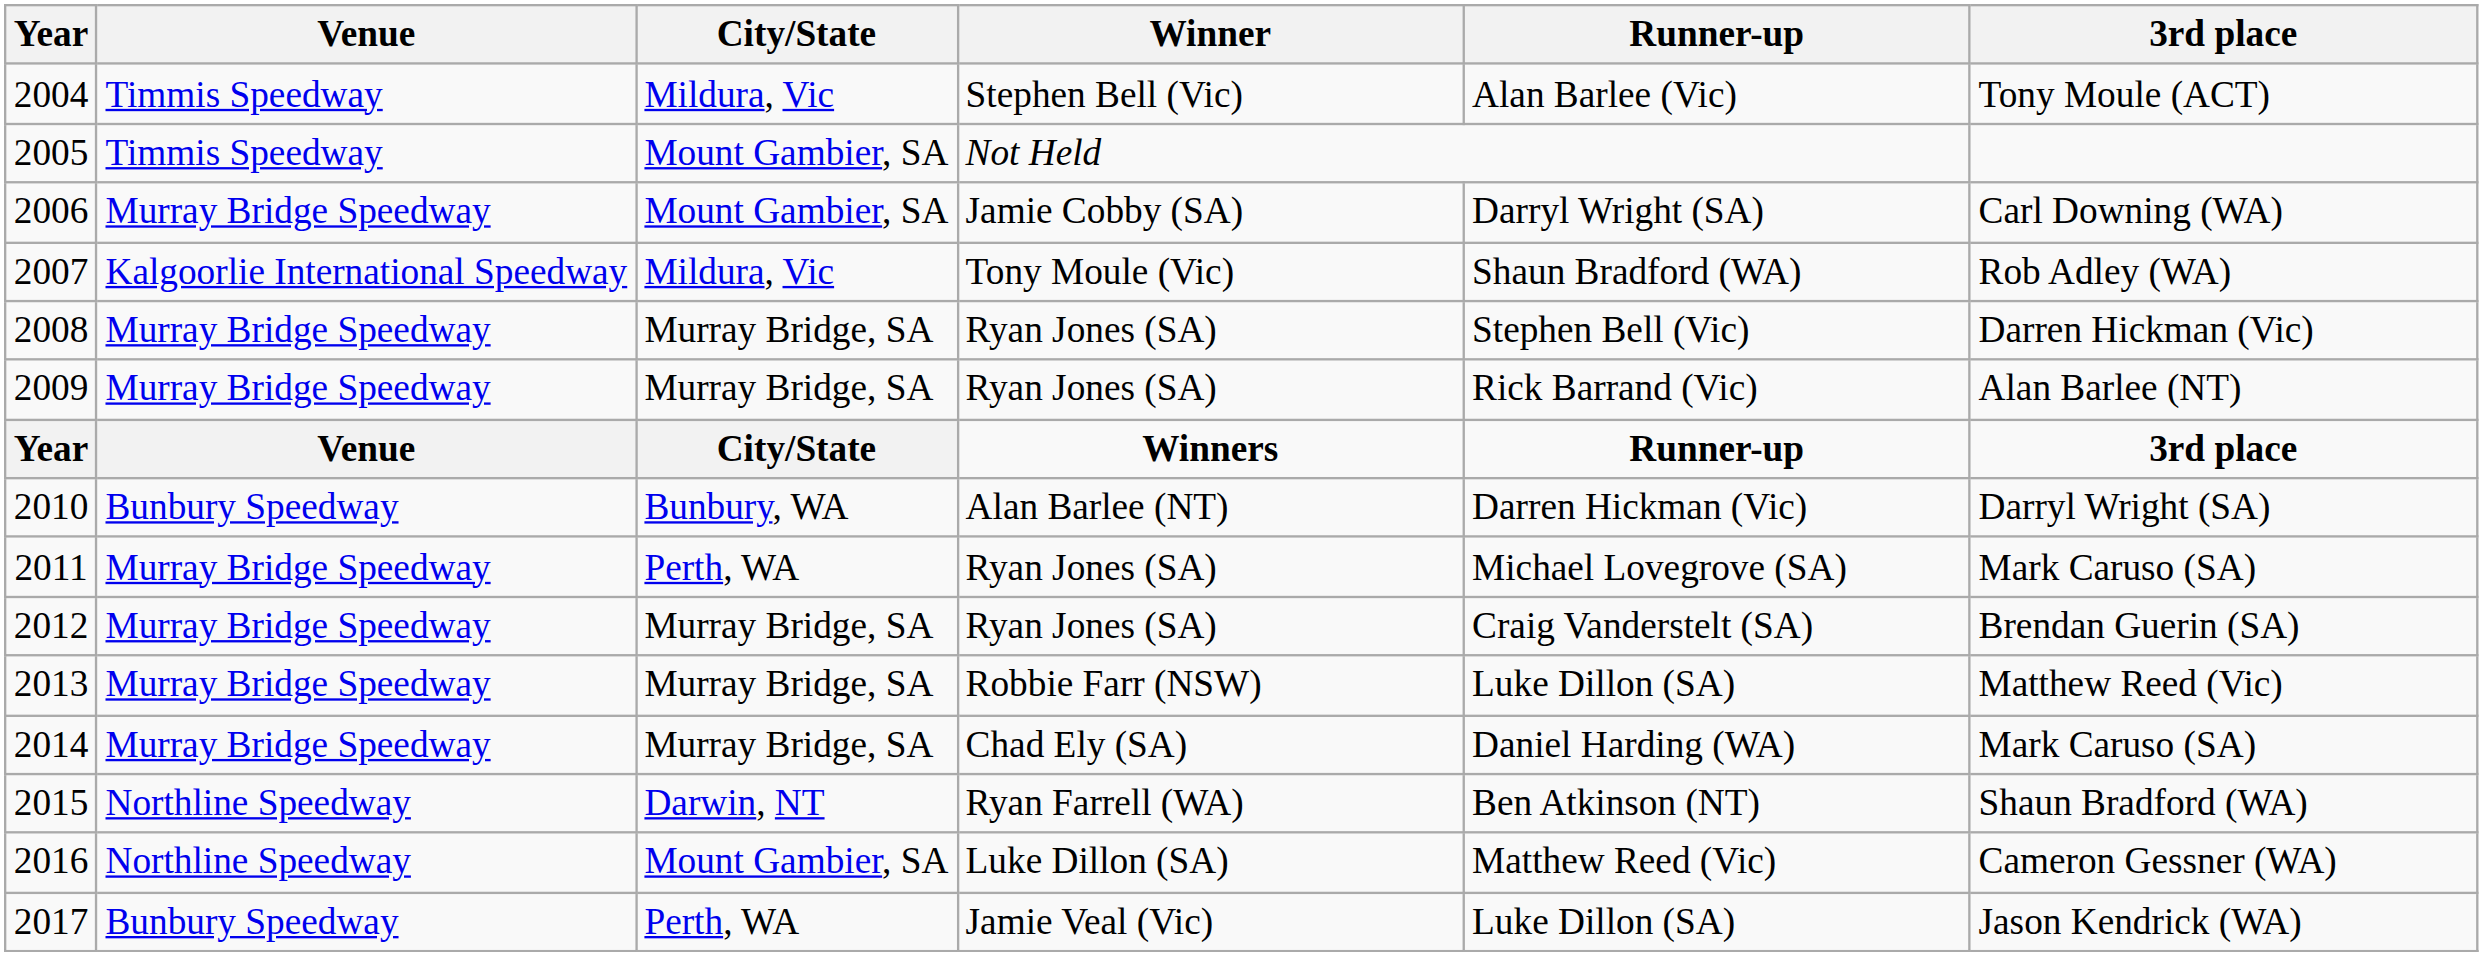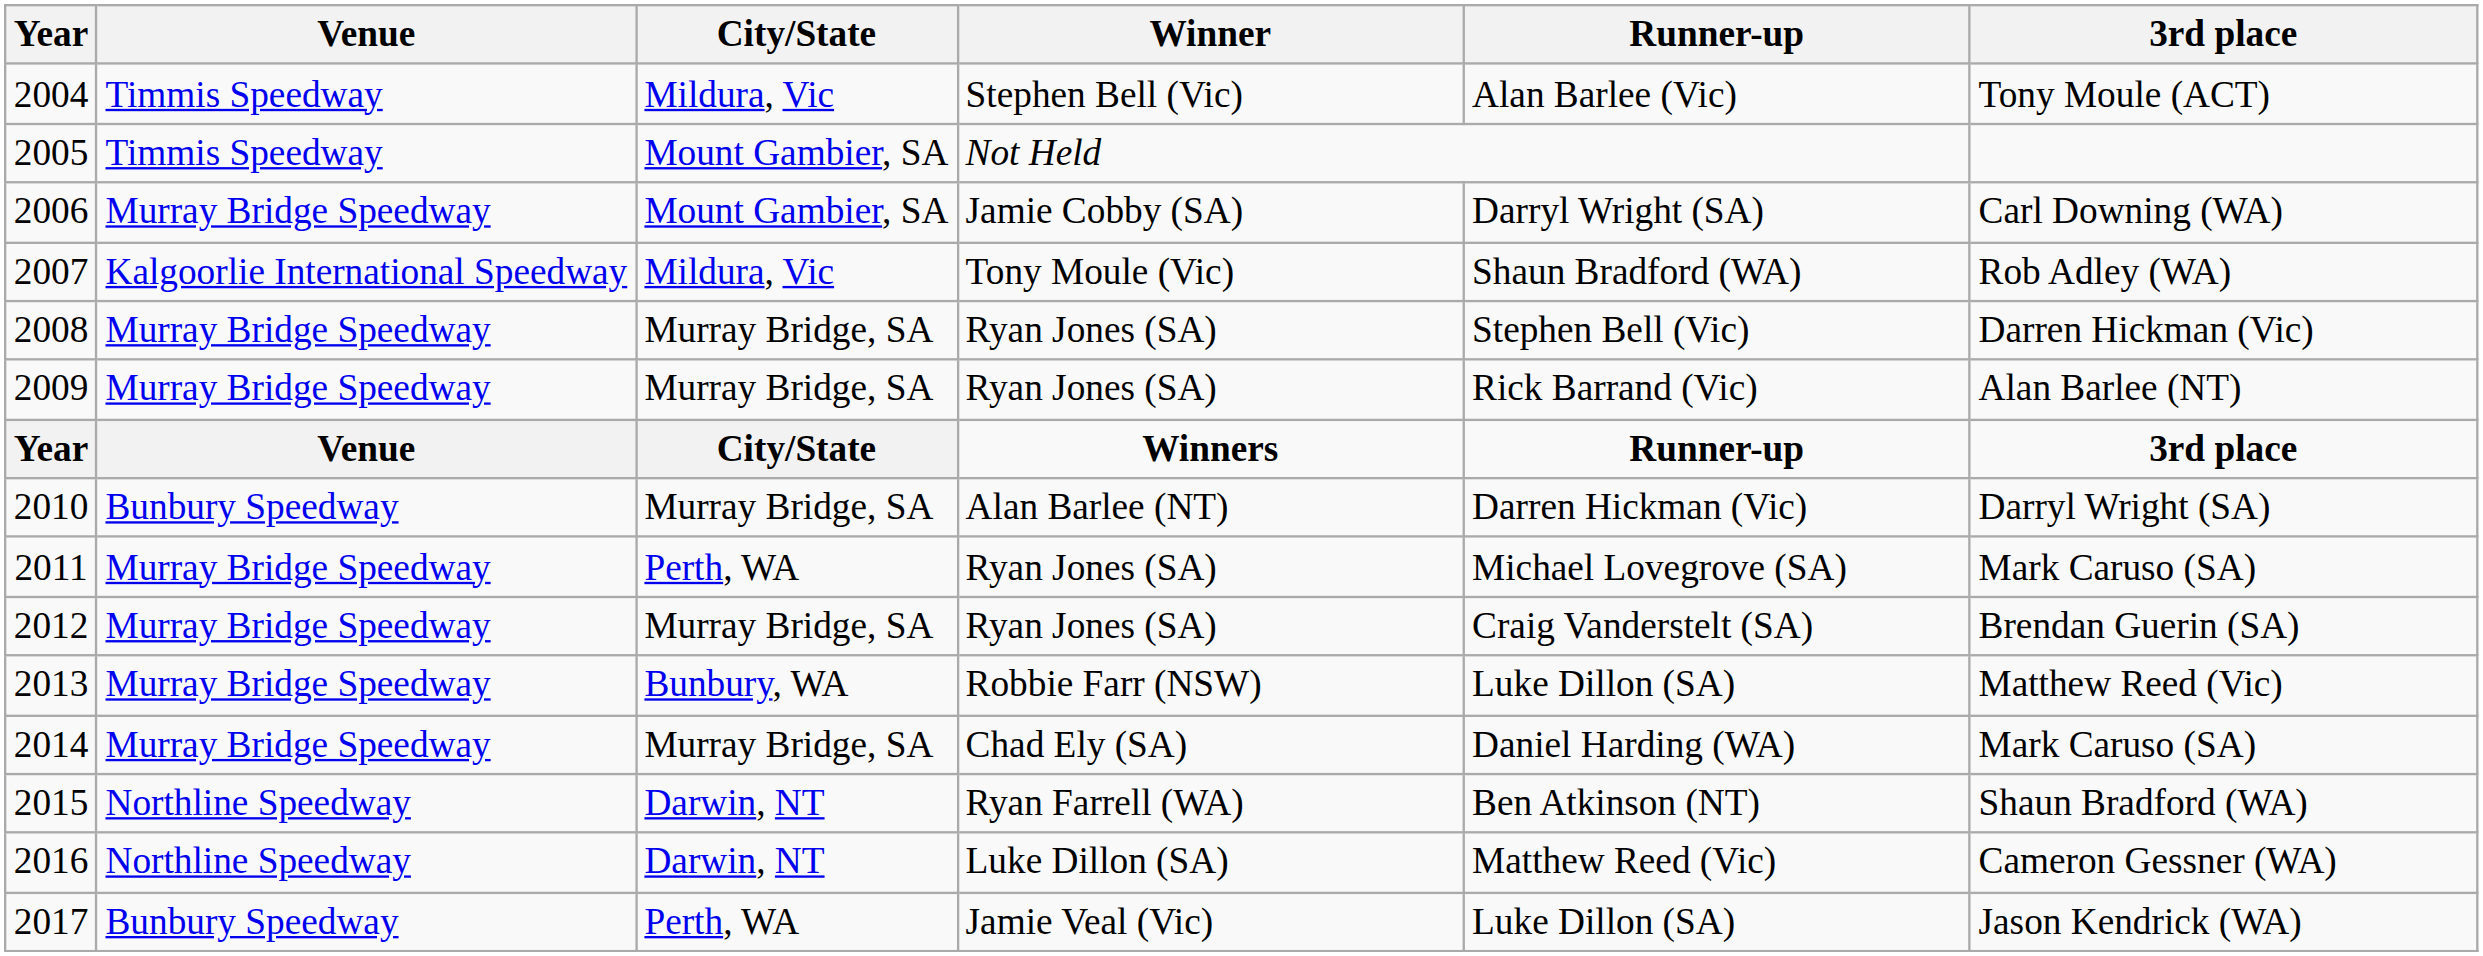(746, 507) Bunbury, WA -> (789, 507) Murray Bridge, SA
(789, 684) Murray Bridge, SA -> (746, 684) Bunbury, WA
(796, 861) Mount Gambier, SA -> (734, 861) Darwin, NT
